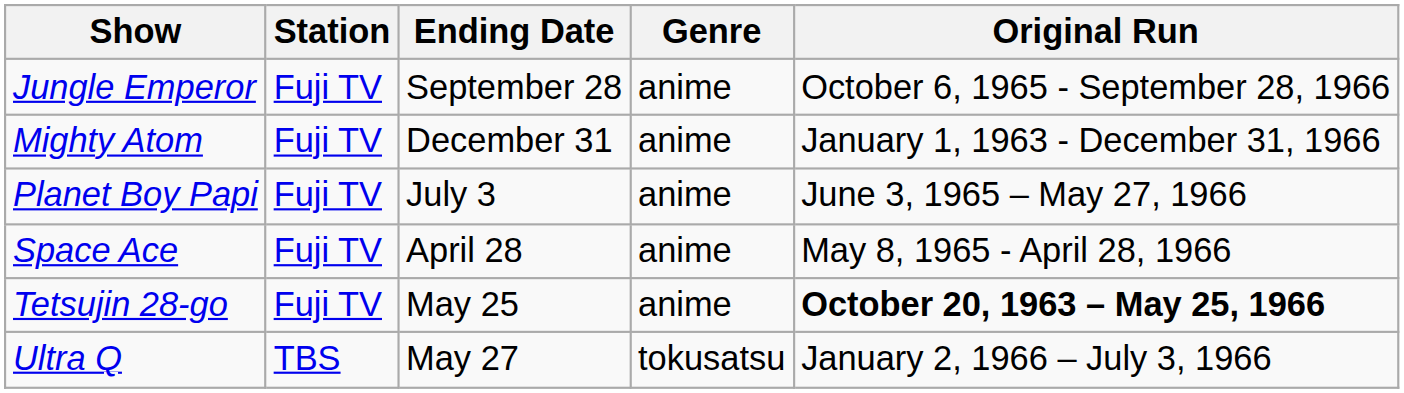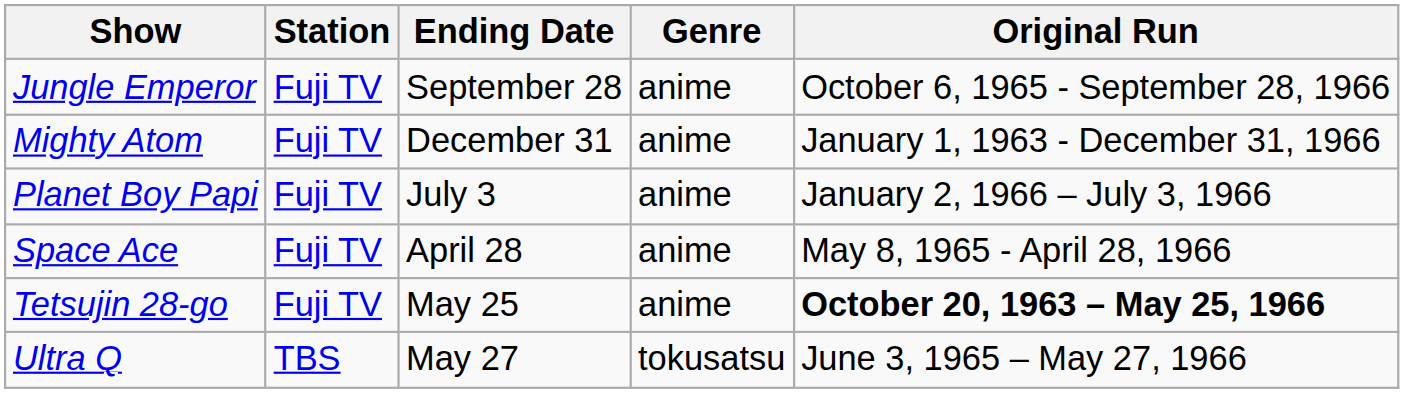(1024, 195) June 3, 1965 – May 27, 1966 -> (1036, 195) January 2, 1966 – July 3, 1966
(1036, 359) January 2, 1966 – July 3, 1966 -> (1024, 359) June 3, 1965 – May 27, 1966
